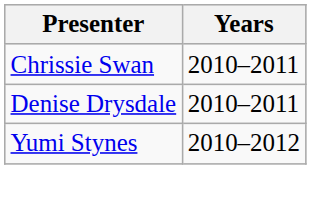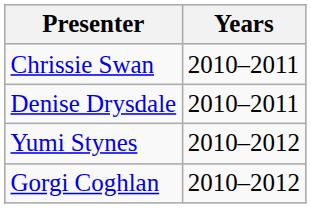+ row: (85, 182)
